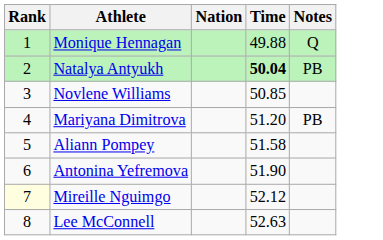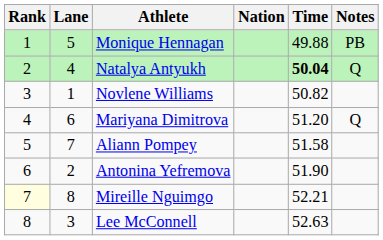+ column: (71, 17)
(313, 42) Q -> (355, 42) PB
(313, 68) PB -> (355, 68) Q
(268, 94) 50.85 -> (310, 94) 50.82
(313, 119) PB -> (355, 119) Q
(268, 196) 52.12 -> (310, 196) 52.21
